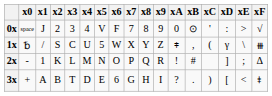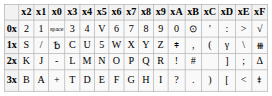columns swapped: (27, 12) <-> (58, 12)
(43, 28) J -> (41, 28) 1
(116, 28) F -> (116, 28) 6
(43, 61) 1 -> (41, 61) J
(116, 80) 6 -> (116, 80) F
